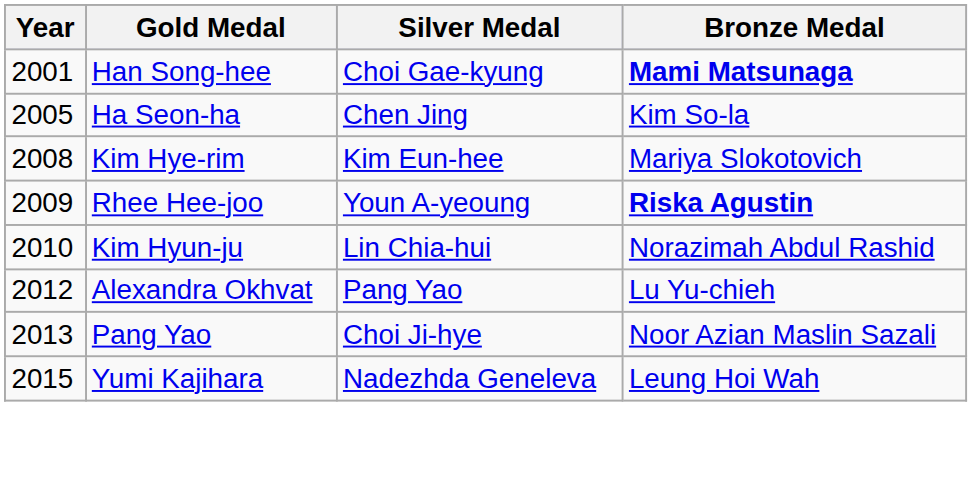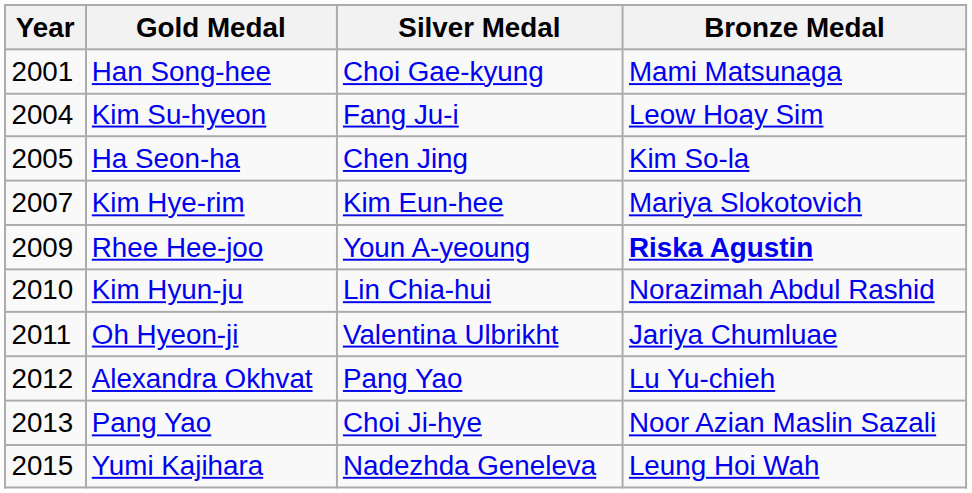(741, 71) bold -> (735, 71) normal
+ row: (179, 115)
(42, 159) 2008 -> (42, 203) 2007
+ row: (165, 335)
